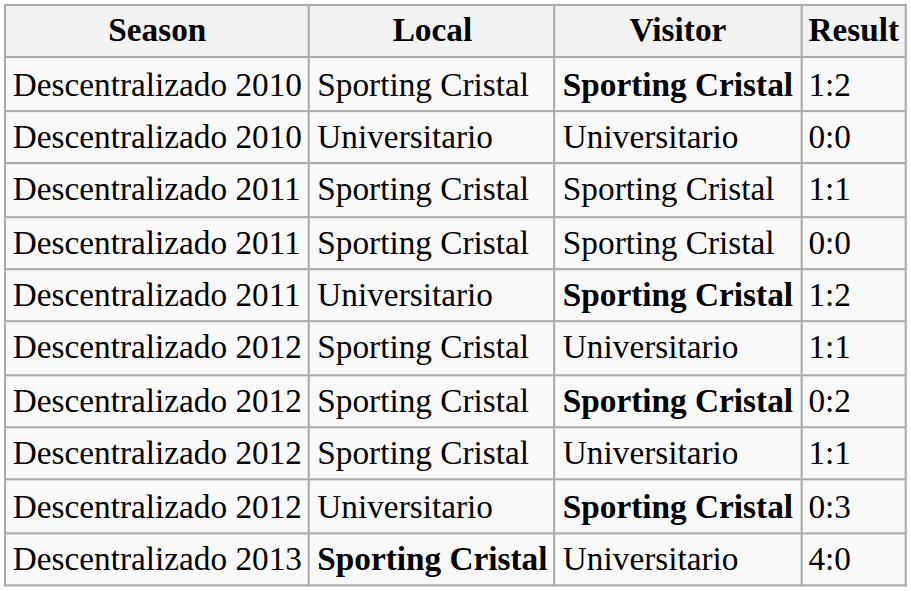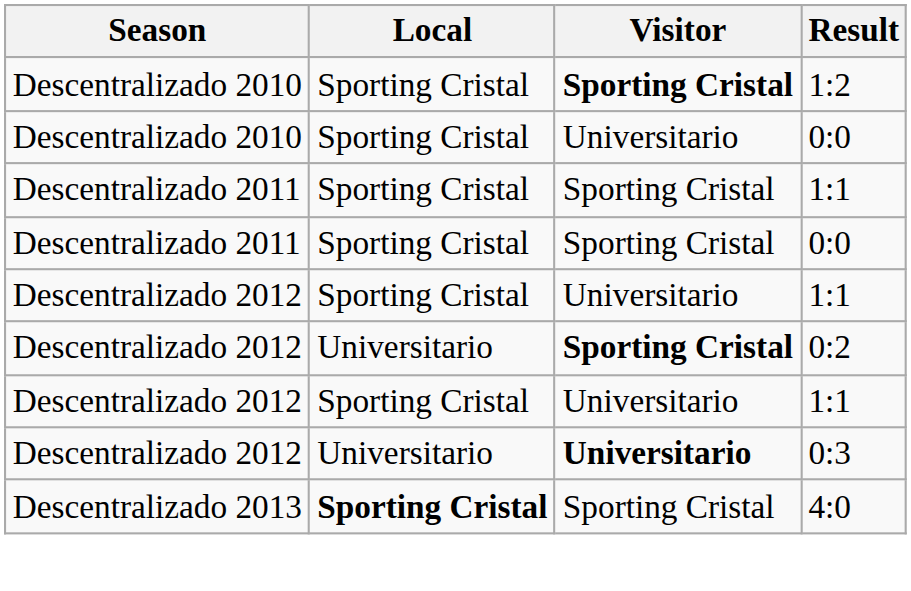(405, 136) Universitario -> (423, 136) Sporting Cristal
- row: (157, 294)
(423, 400) Sporting Cristal -> (405, 347) Universitario
(678, 505) Sporting Cristal -> (657, 453) Universitario
(651, 558) Universitario -> (669, 505) Sporting Cristal
